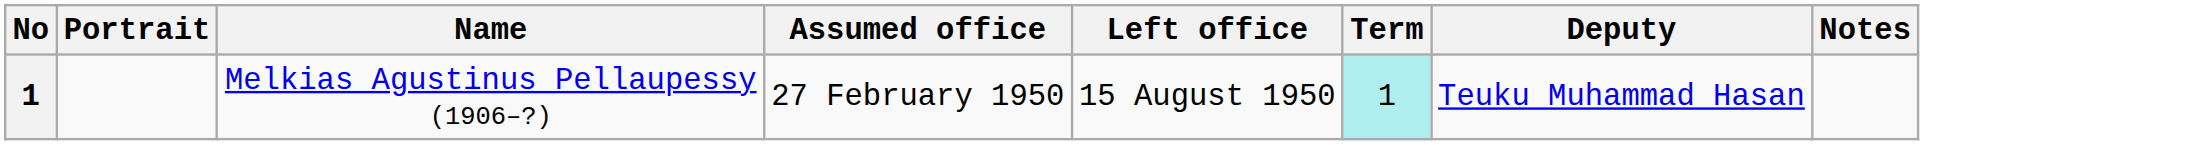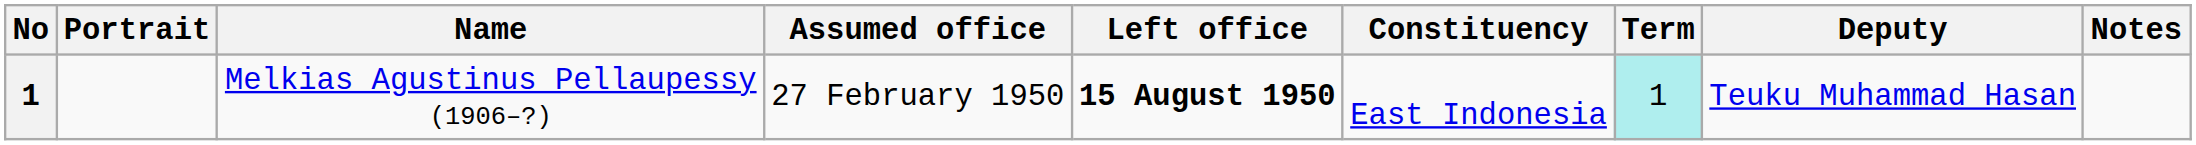+ column: (1479, 30)
(1207, 97) normal -> (1207, 97) bold
